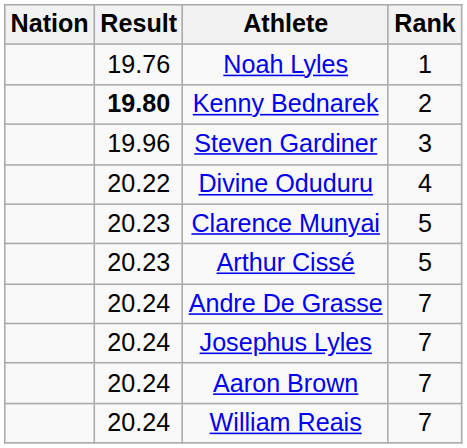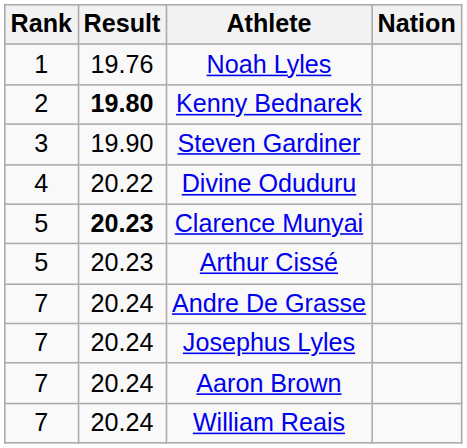columns swapped: (425, 24) <-> (50, 24)
(139, 143) 19.96 -> (122, 143) 19.90
(139, 223) normal -> (122, 223) bold
